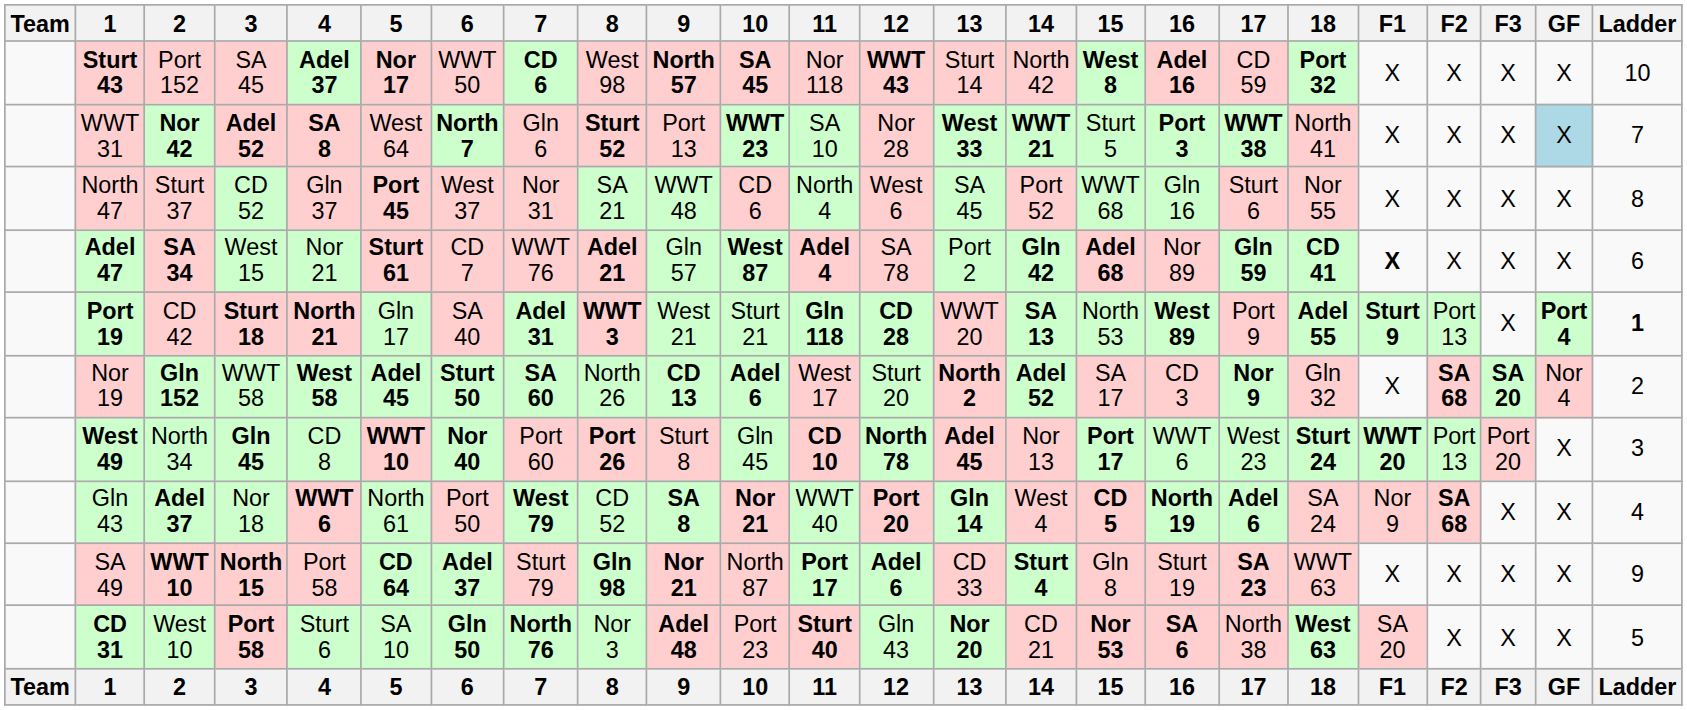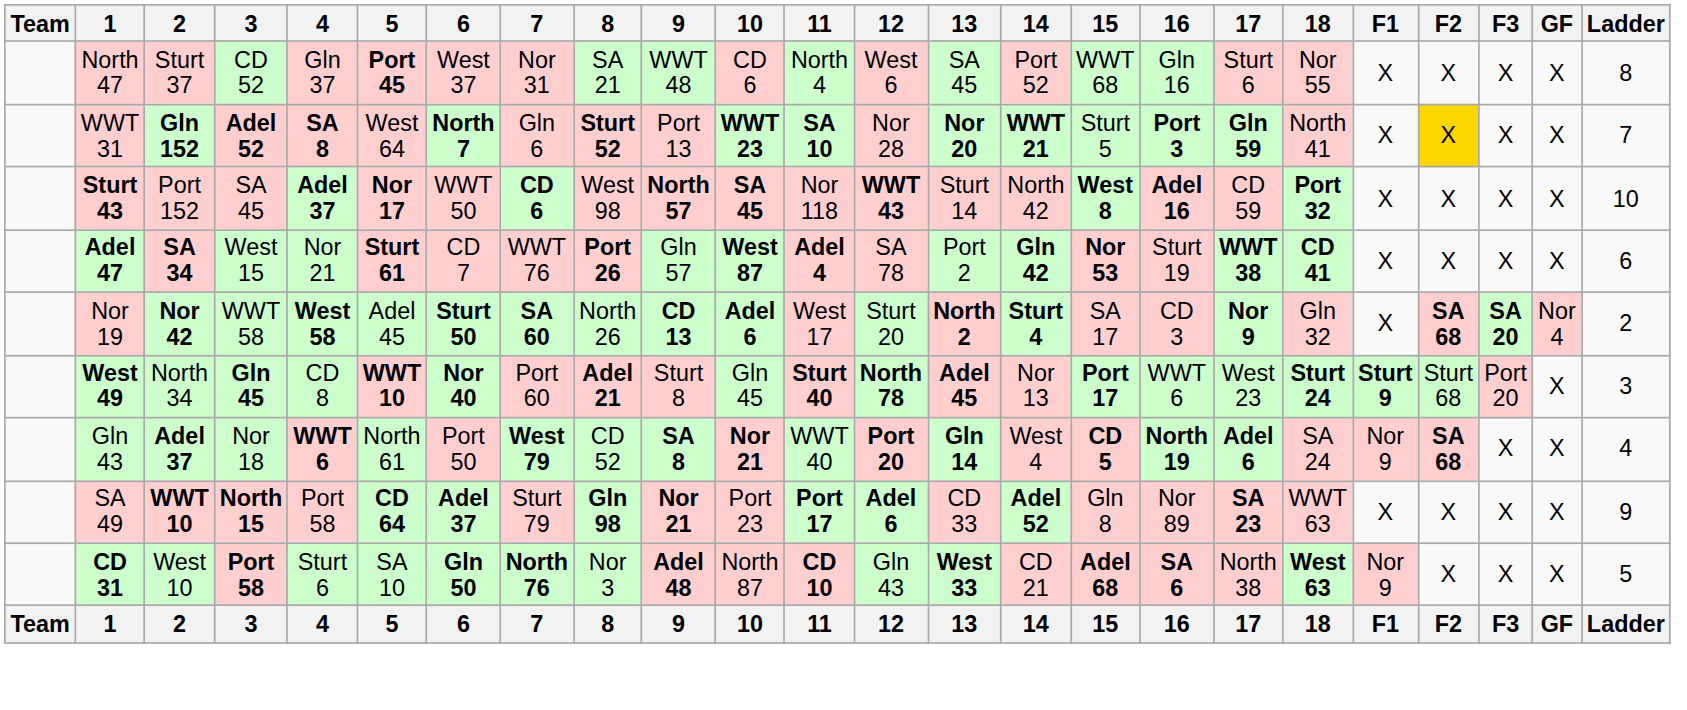rows swapped: (110, 198) <-> (110, 73)
(180, 135) Nor 42 -> (180, 135) Gln 152
(825, 135) normal -> (819, 135) bold
(970, 135) West 33 -> (964, 135) Nor 20
(1253, 135) WWT 38 -> (1248, 135) Gln 59
(1454, 135) no background -> (1448, 135) gold background
(1564, 135) lightblue background -> (1557, 135) no background
(612, 261) Adel 21 -> (608, 261) Port 26
(1110, 261) Adel 68 -> (1105, 261) Nor 53
(1182, 261) Nor 89 -> (1177, 261) Sturt 19
(1253, 261) Gln 59 -> (1248, 261) WWT 38
(1392, 261) bold -> (1385, 261) normal
- row: (110, 323)
(180, 386) Gln 152 -> (180, 323) Nor 42
(396, 386) bold -> (392, 323) normal
(1041, 386) Adel 52 -> (1036, 323) Sturt 4
(612, 449) Port 26 -> (608, 386) Adel 21
(825, 449) CD 10 -> (819, 386) Sturt 40
(1392, 449) WWT 20 -> (1385, 386) Sturt 9
(1454, 449) Port 13 -> (1448, 386) Sturt 68
(755, 574) North 87 -> (750, 511) Port 23
(1041, 574) Sturt 4 -> (1036, 511) Adel 52
(1182, 574) Sturt 19 -> (1177, 511) Nor 89
(755, 637) Port 23 -> (750, 574) North 87
(825, 637) Sturt 40 -> (819, 574) CD 10
(970, 637) Nor 20 -> (964, 574) West 33
(1110, 637) Nor 53 -> (1105, 574) Adel 68
(1392, 637) SA 20 -> (1385, 574) Nor 9
